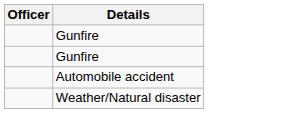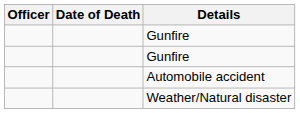+ column: (98, 14)
